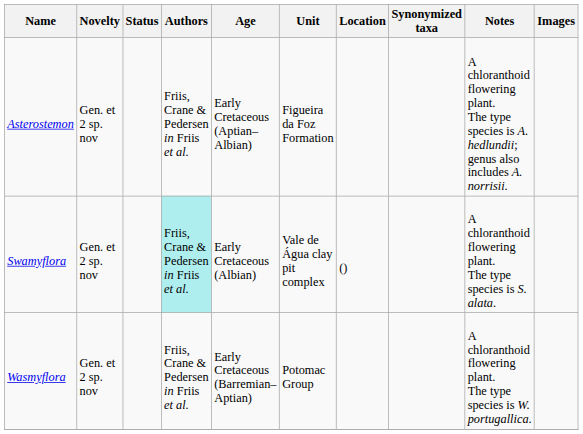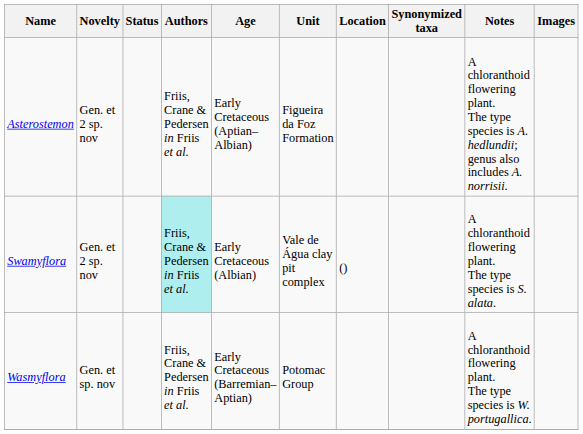(97, 377) Gen. et 2 sp. nov -> (97, 377) Gen. et sp. nov
